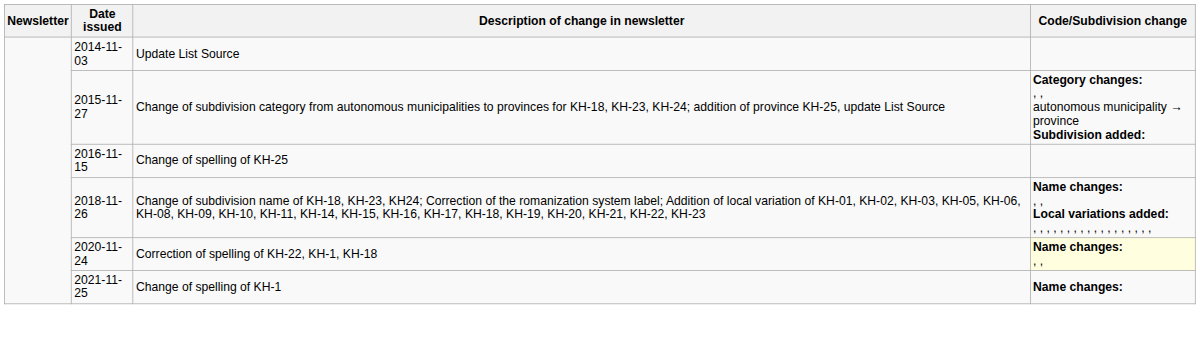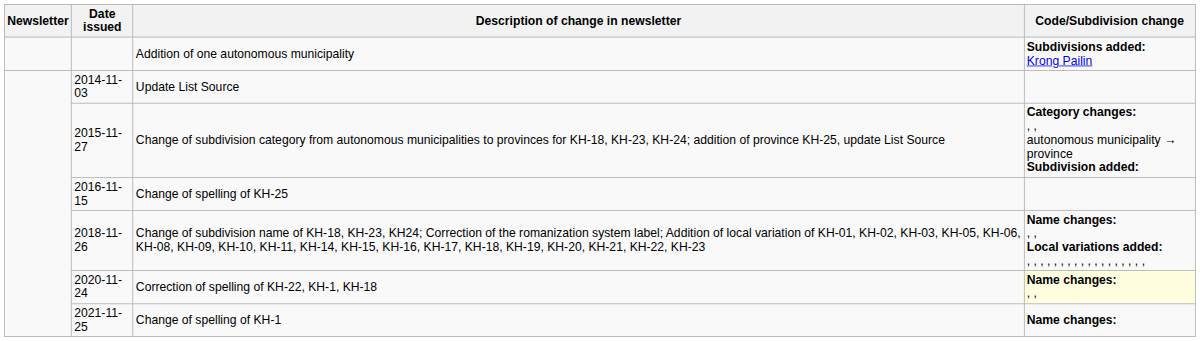+ row: (245, 53)
